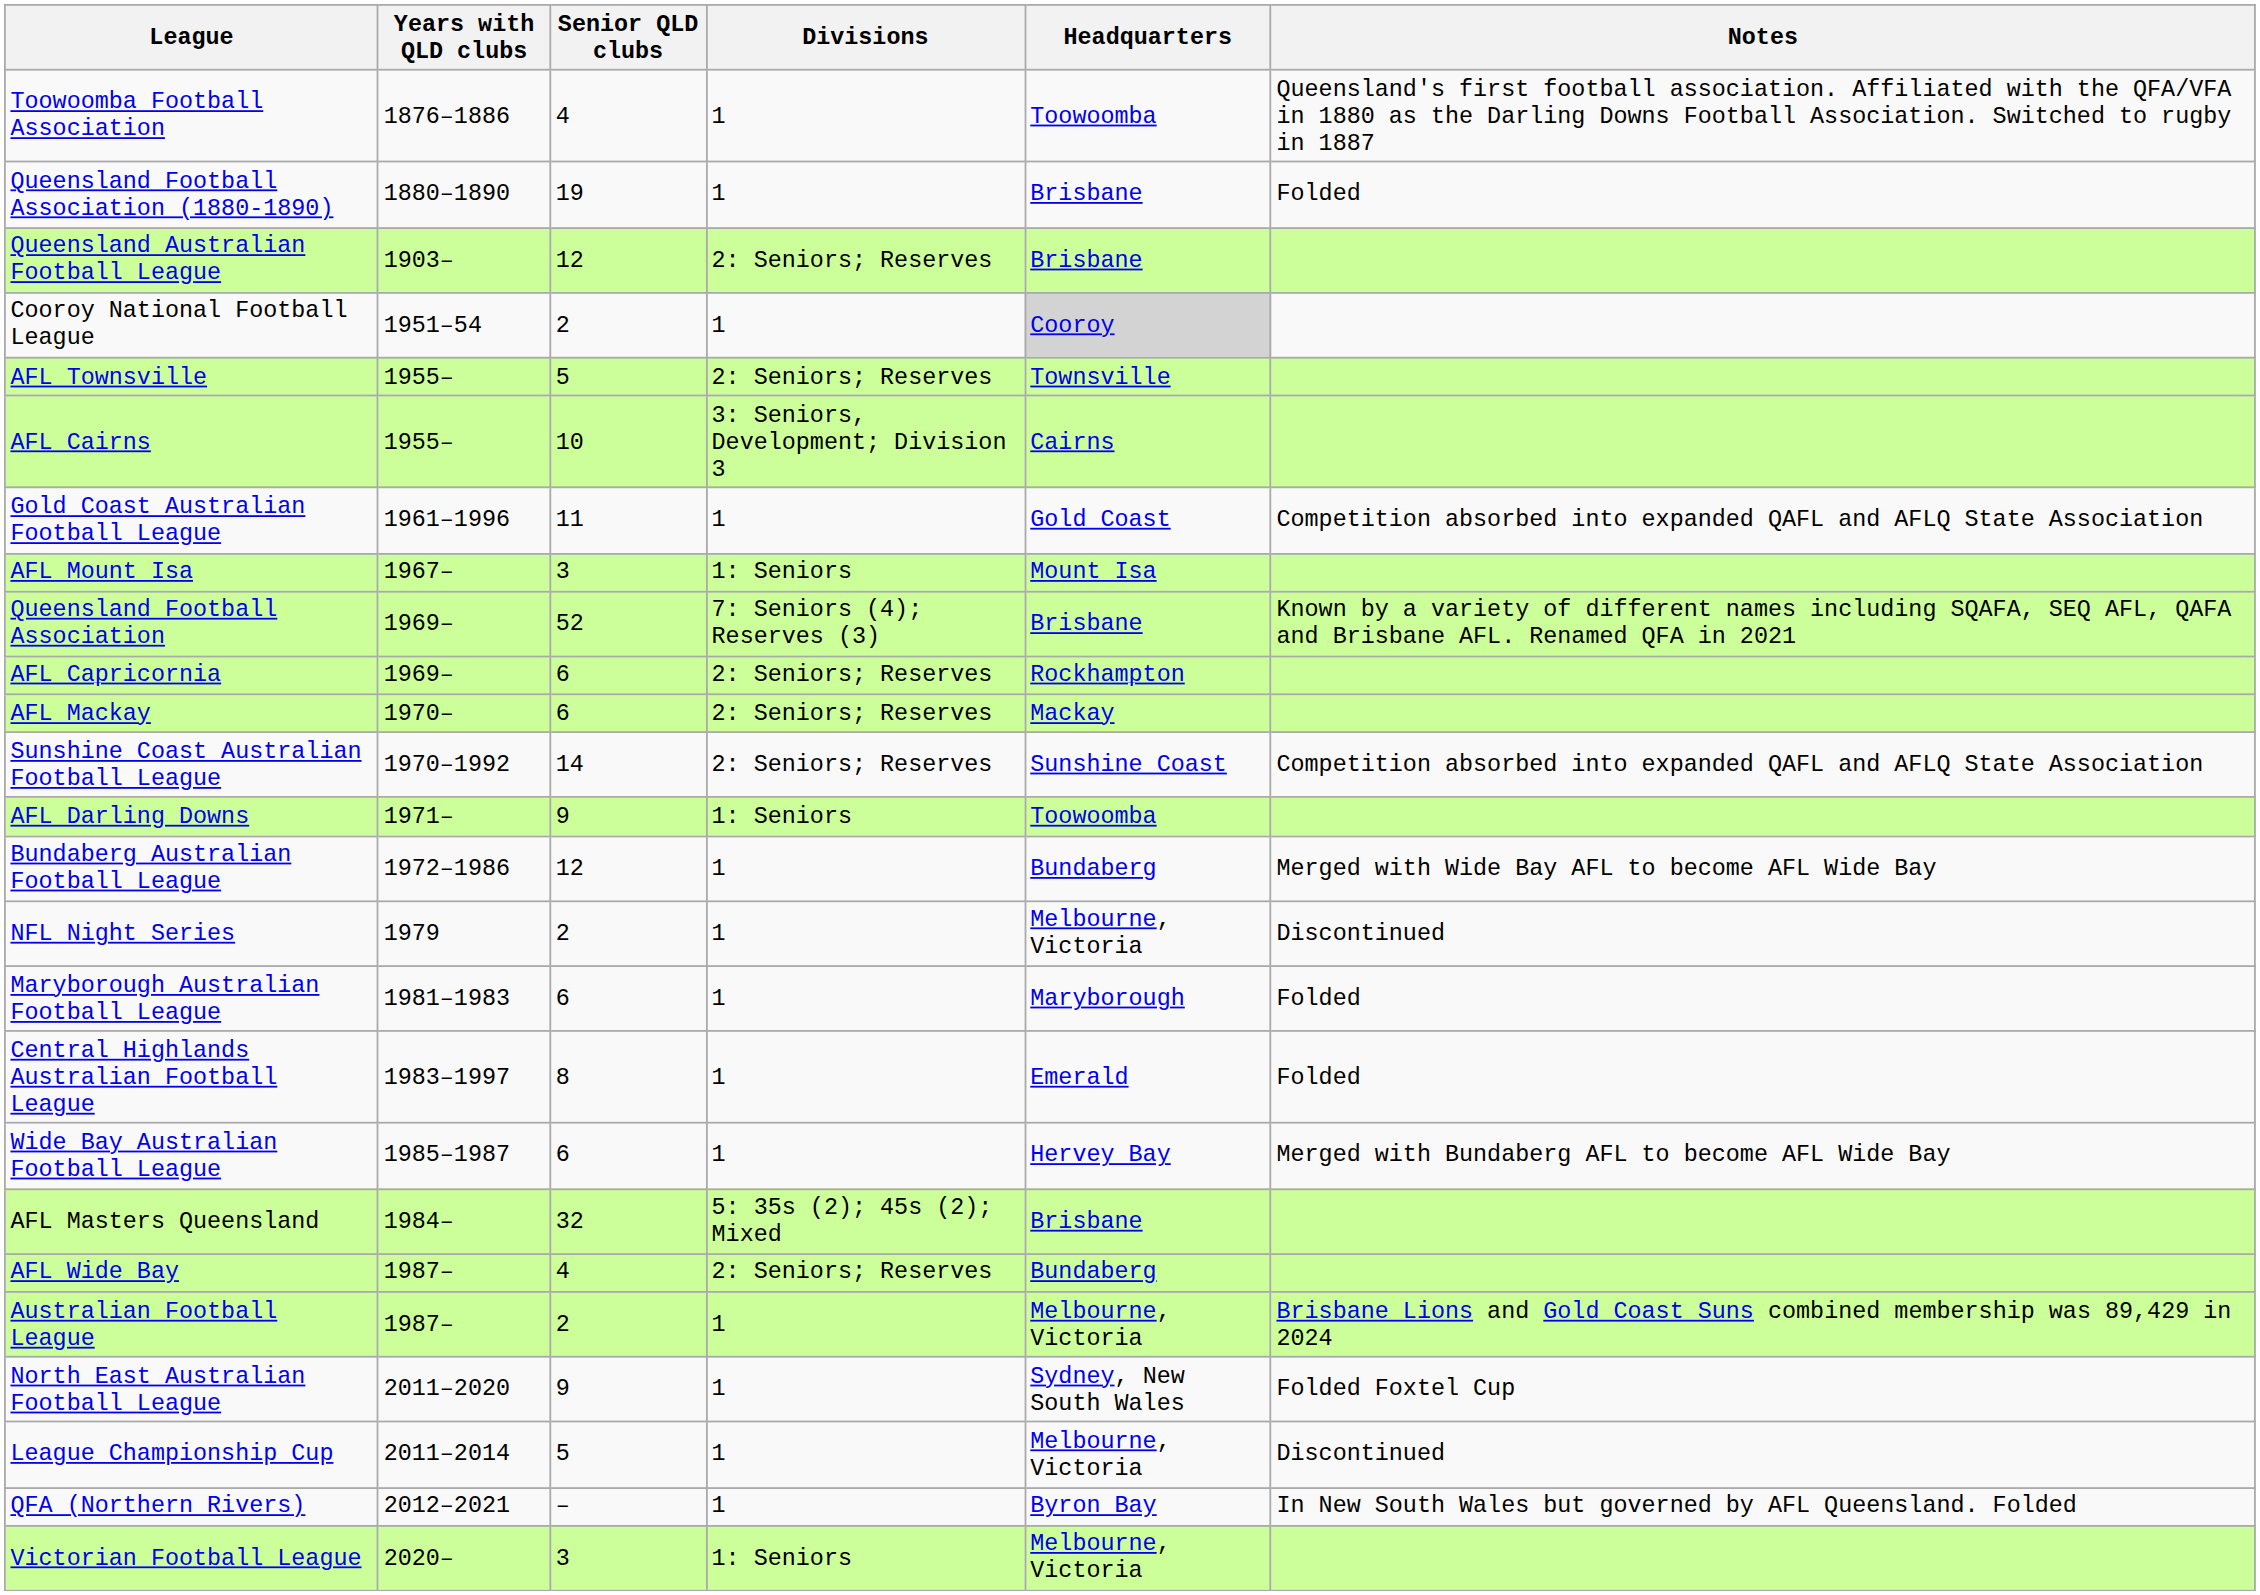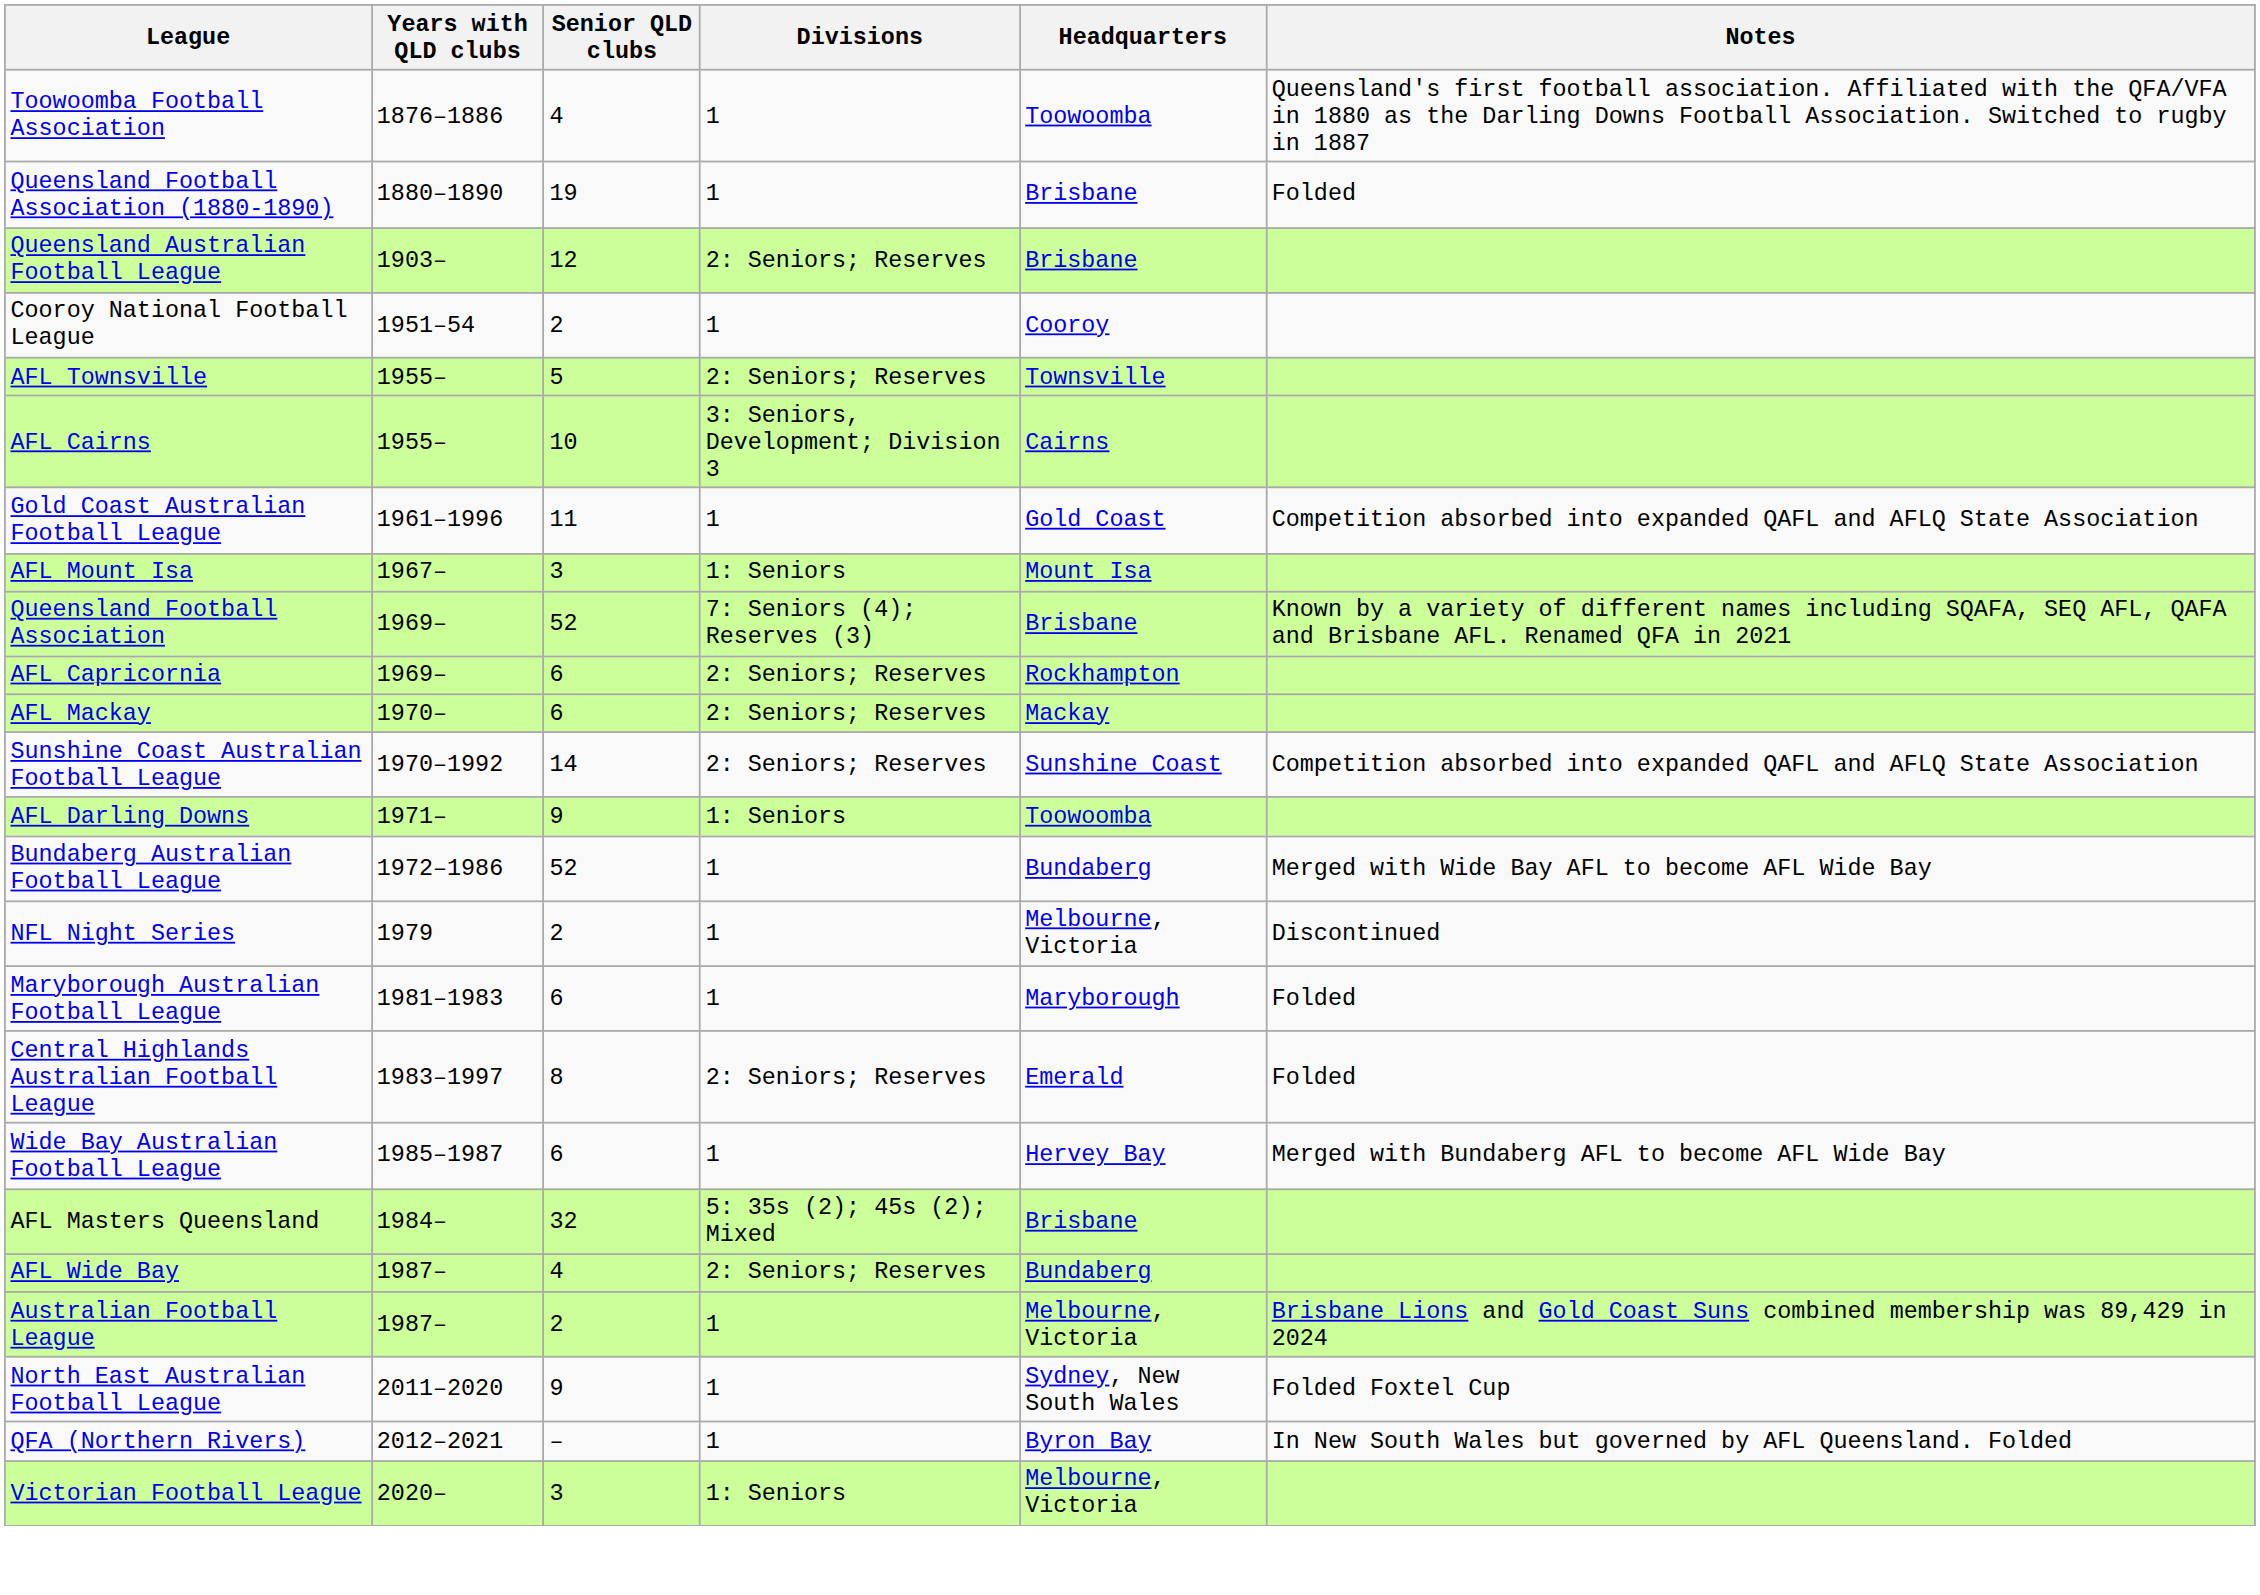(1072, 325) lightgrey background -> (1067, 325) no background
(570, 868) 12 -> (563, 868) 52
(719, 1077) 1 -> (846, 1077) 2: Seniors; Reserves
- row: (172, 1455)
